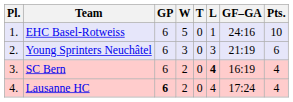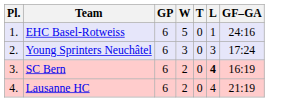- column: (276, 13)
(242, 50) 21:19 -> (242, 50) 17:24
(165, 87) bold -> (165, 87) normal
(242, 87) 17:24 -> (242, 87) 21:19
